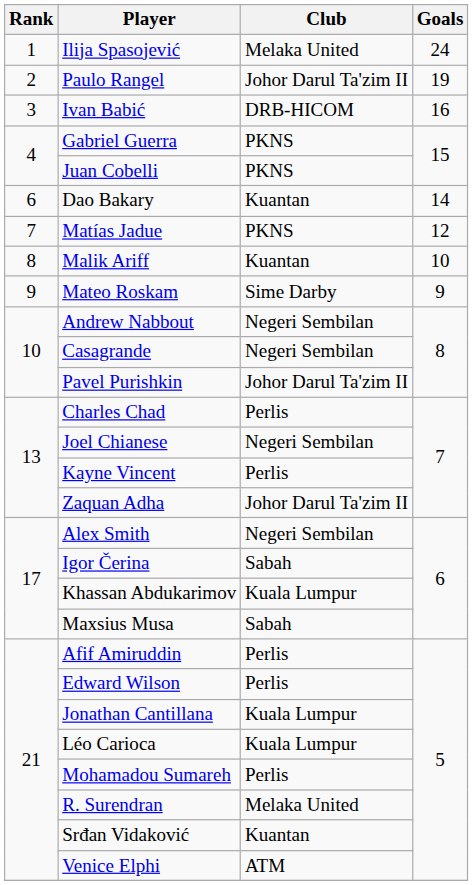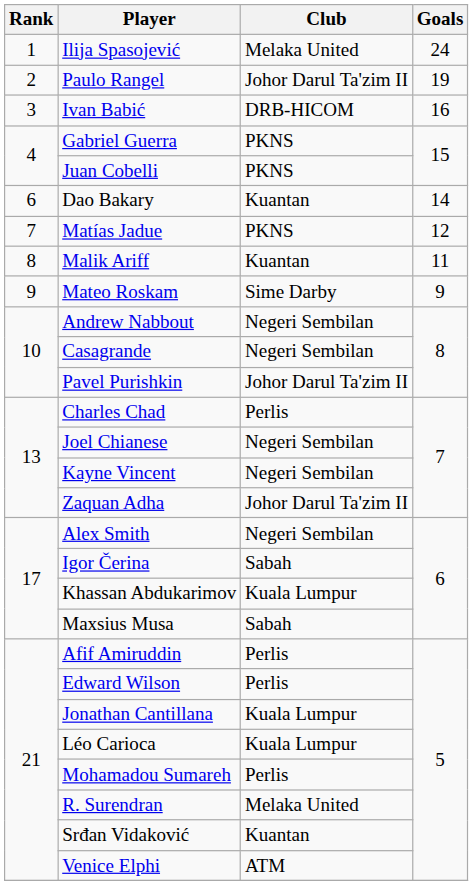(440, 261) 10 -> (440, 261) 11
(267, 472) Perlis -> (309, 472) Negeri Sembilan
